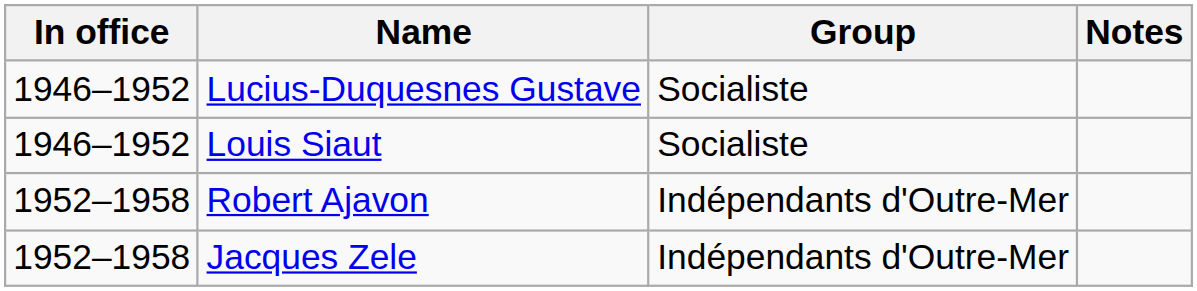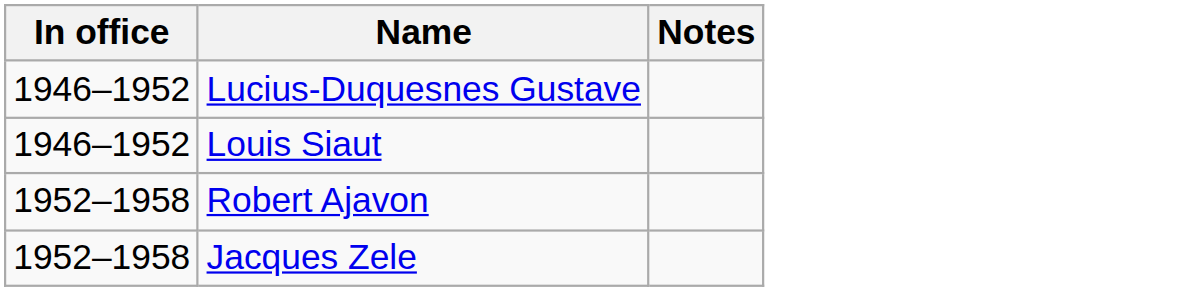- column: (863, 32)
